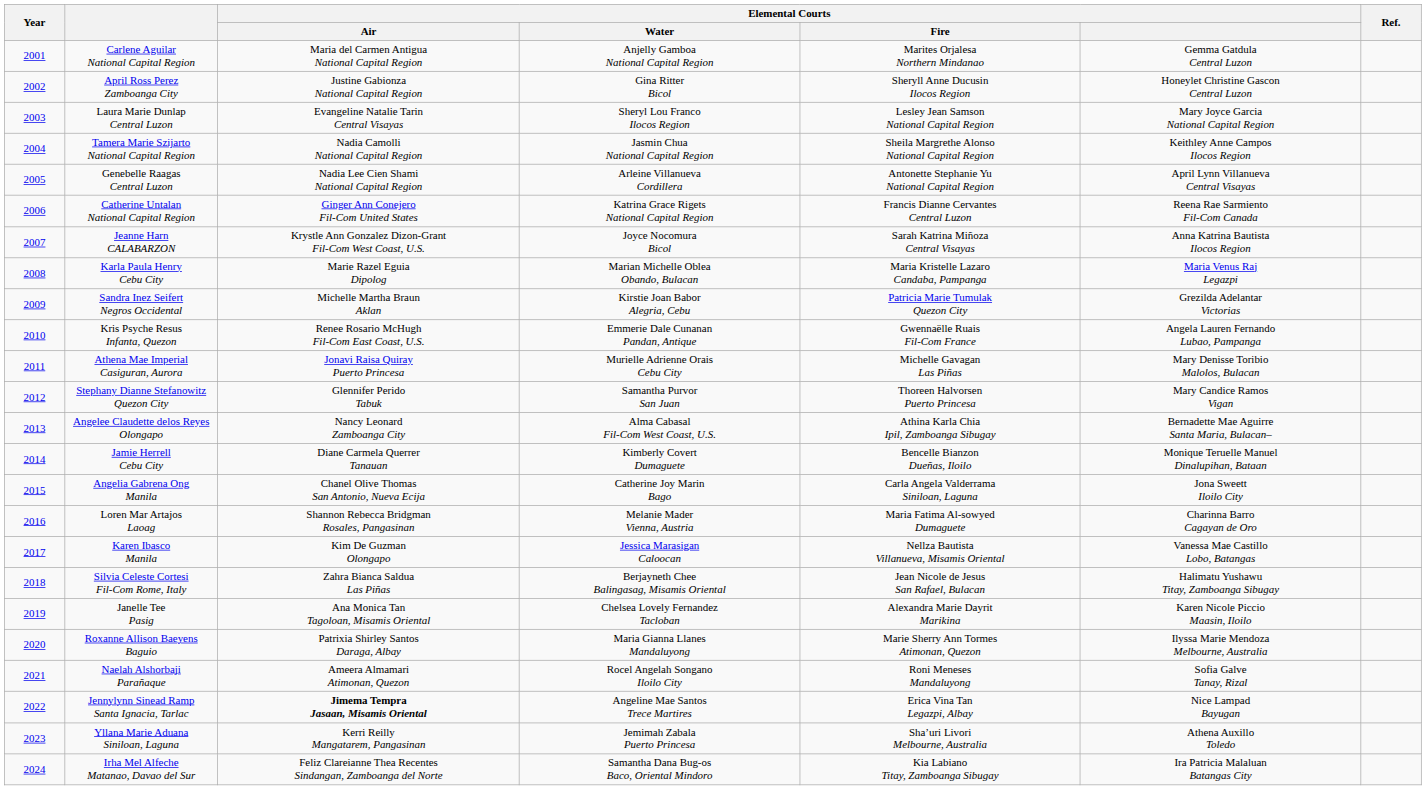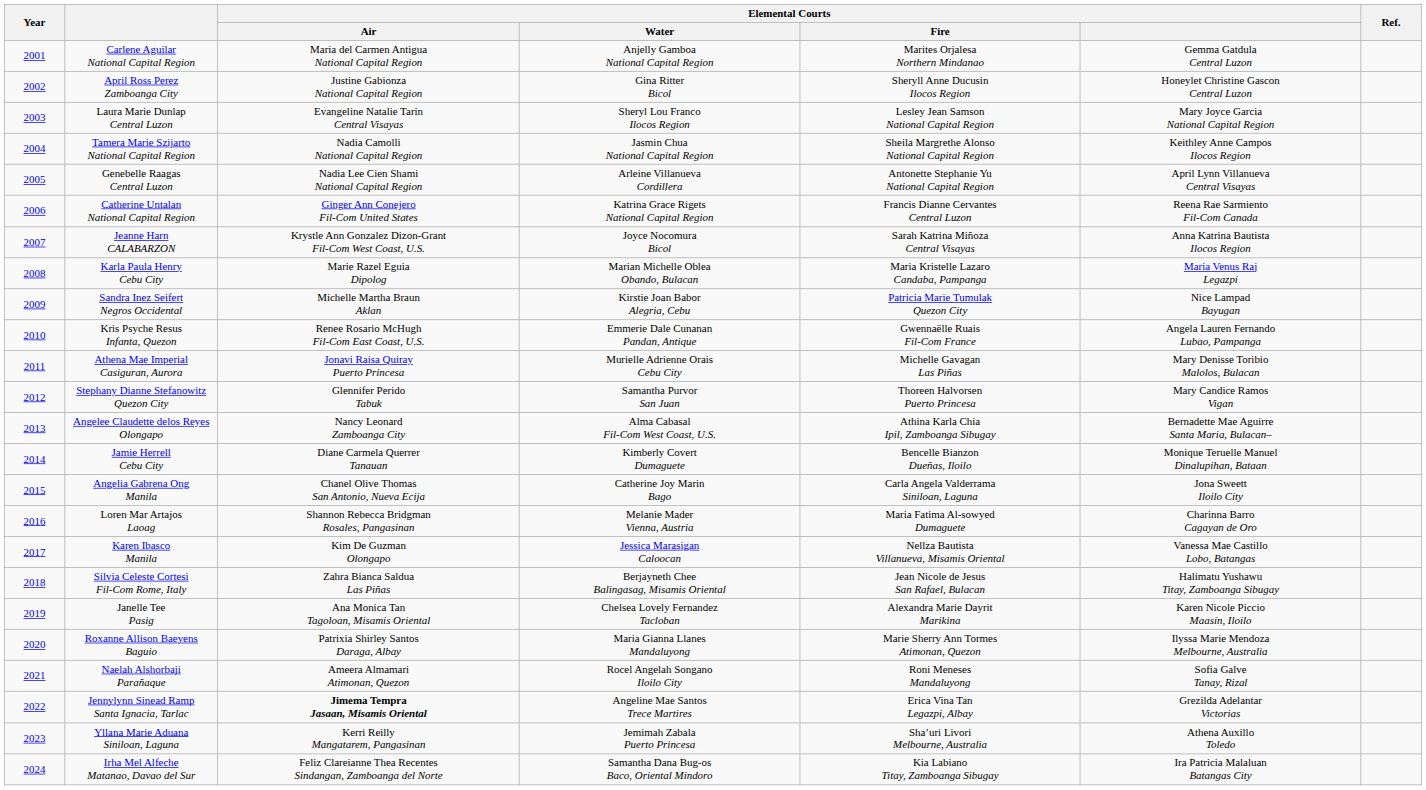(1221, 304) Grezilda Adelantar Victorias -> (1221, 304) Nice Lampad Bayugan
(1221, 707) Nice Lampad Bayugan -> (1221, 707) Grezilda Adelantar Victorias
